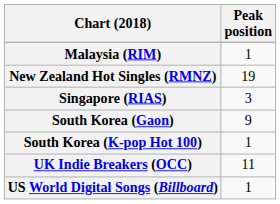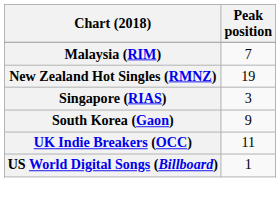(248, 53) 1 -> (248, 53) 7
- row: (113, 143)
